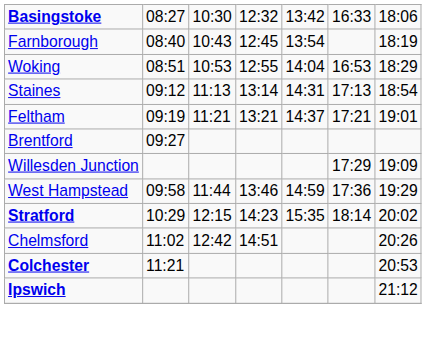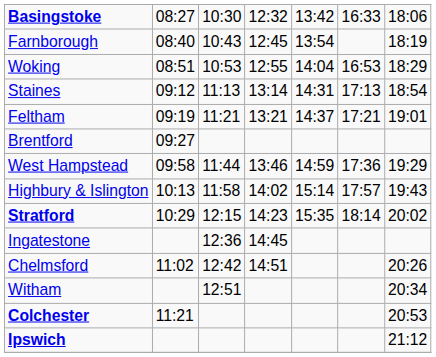- row: (73, 166)
+ row: (78, 191)
+ row: (49, 240)
+ row: (35, 290)
